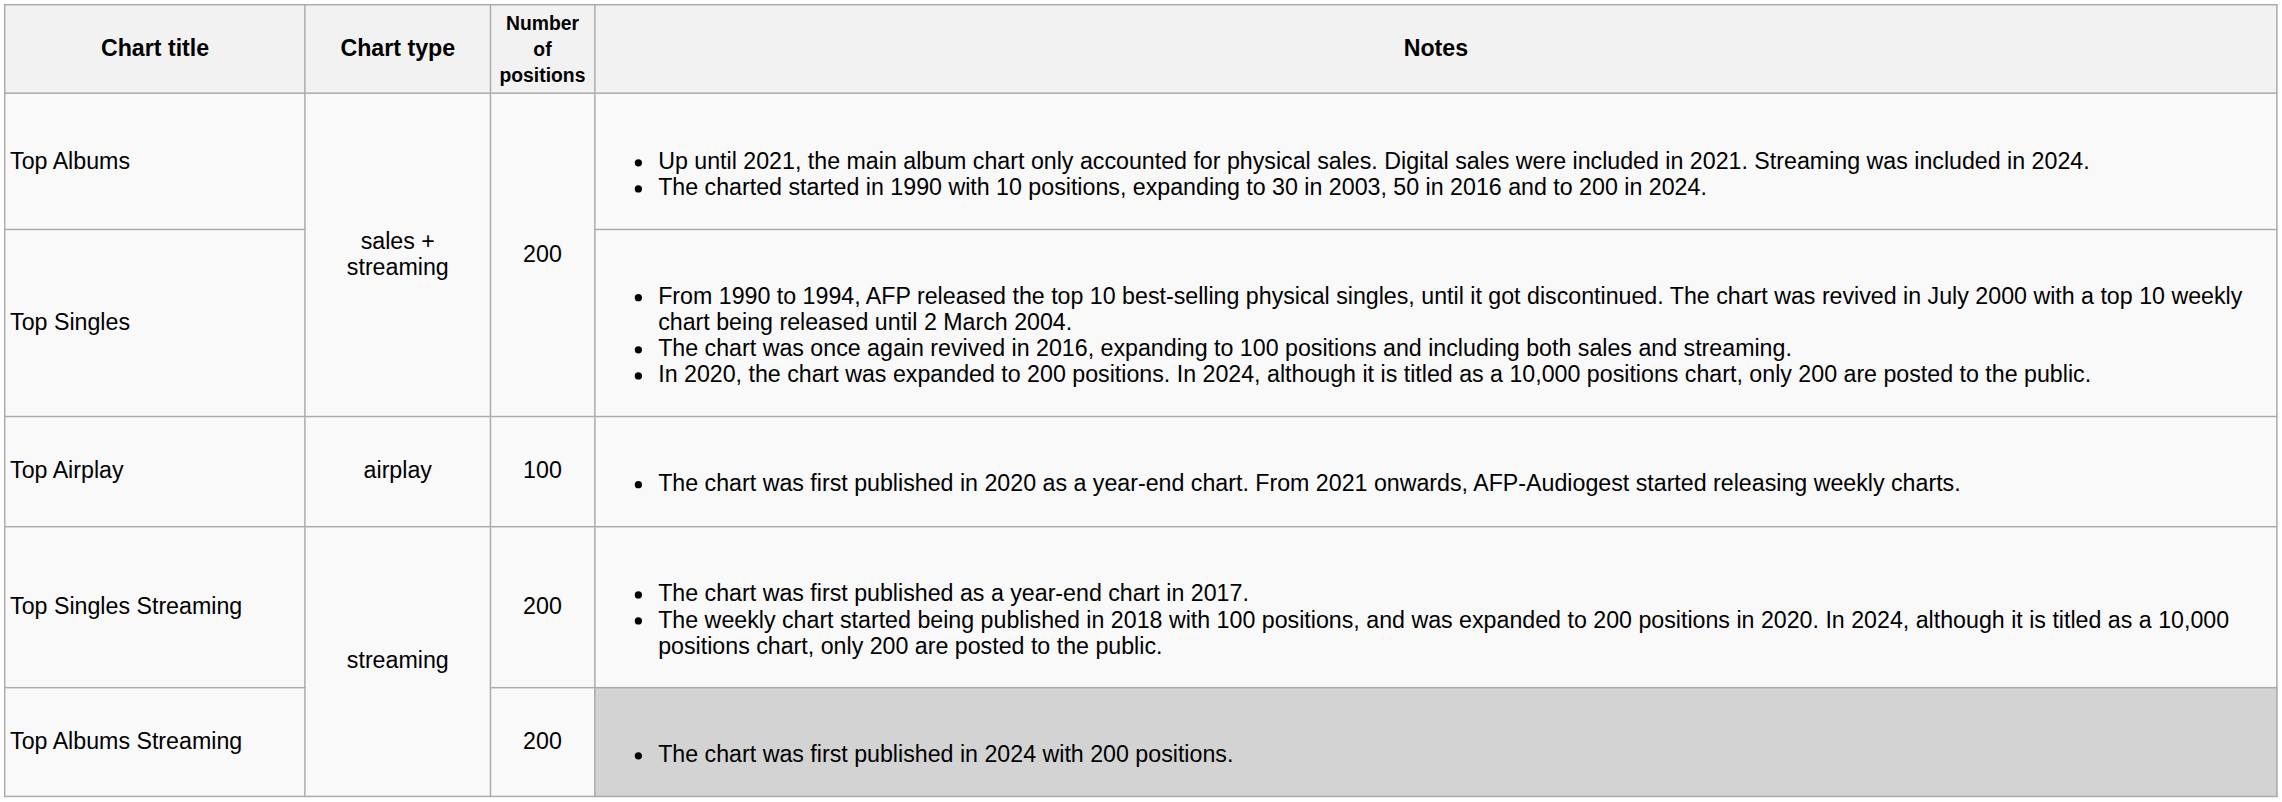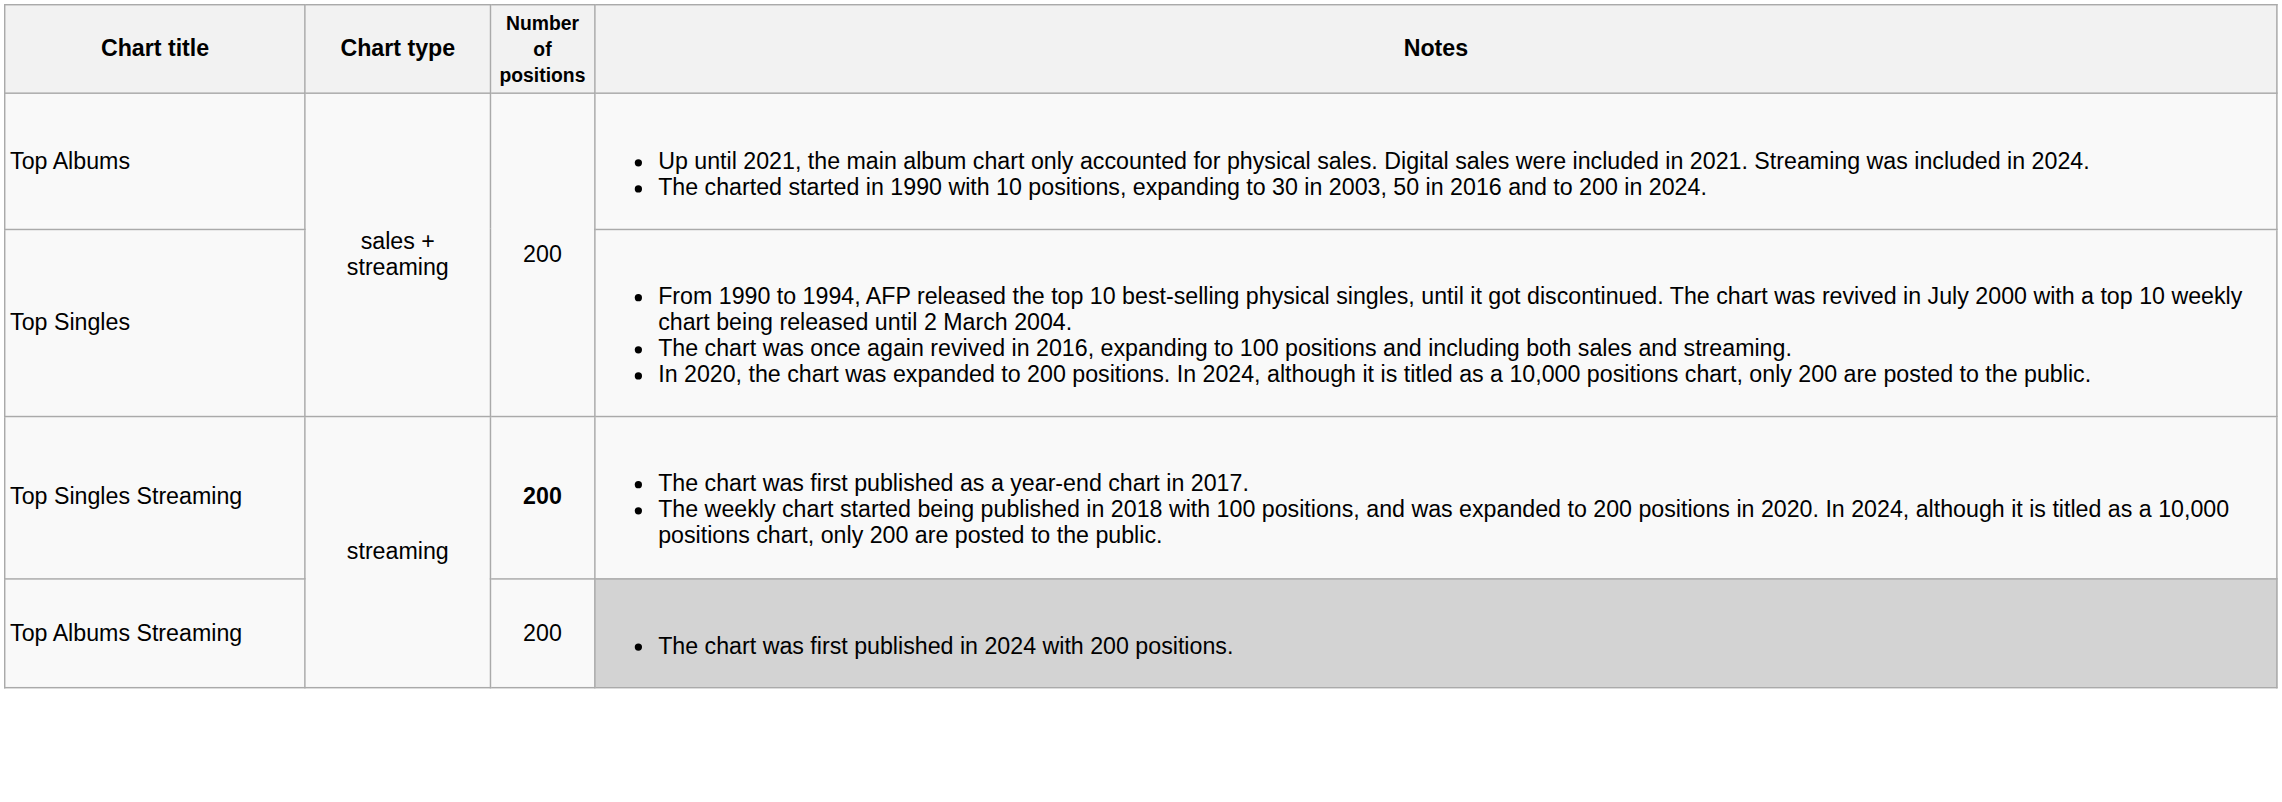- row: (67, 471)
(542, 606) normal -> (542, 497) bold
